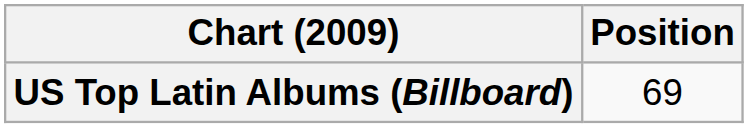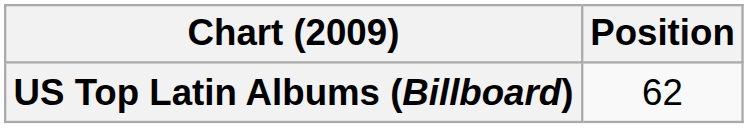(663, 91) 69 -> (663, 91) 62
